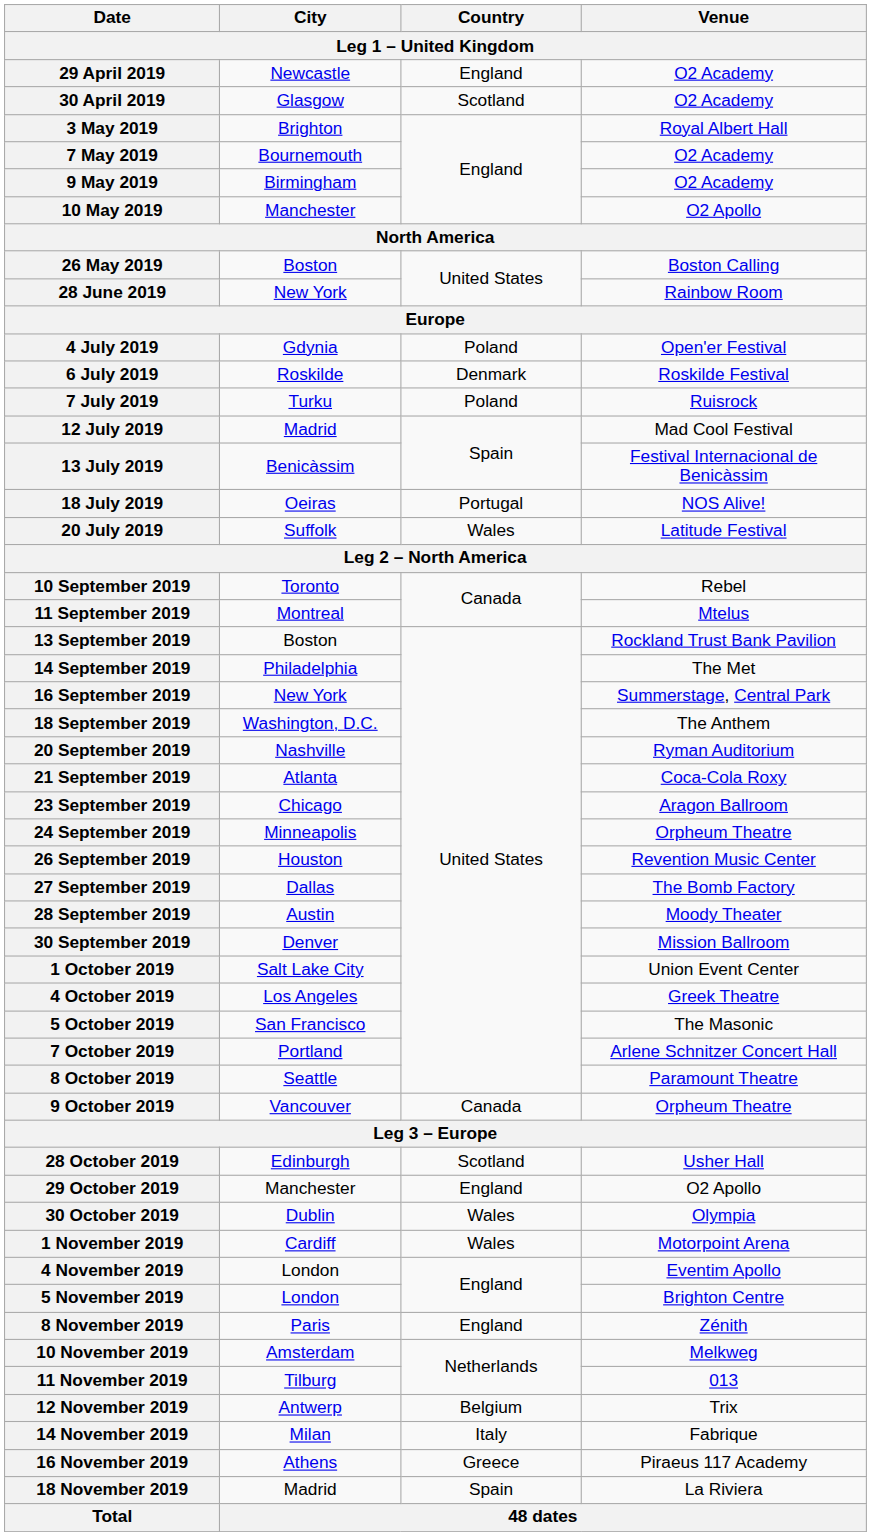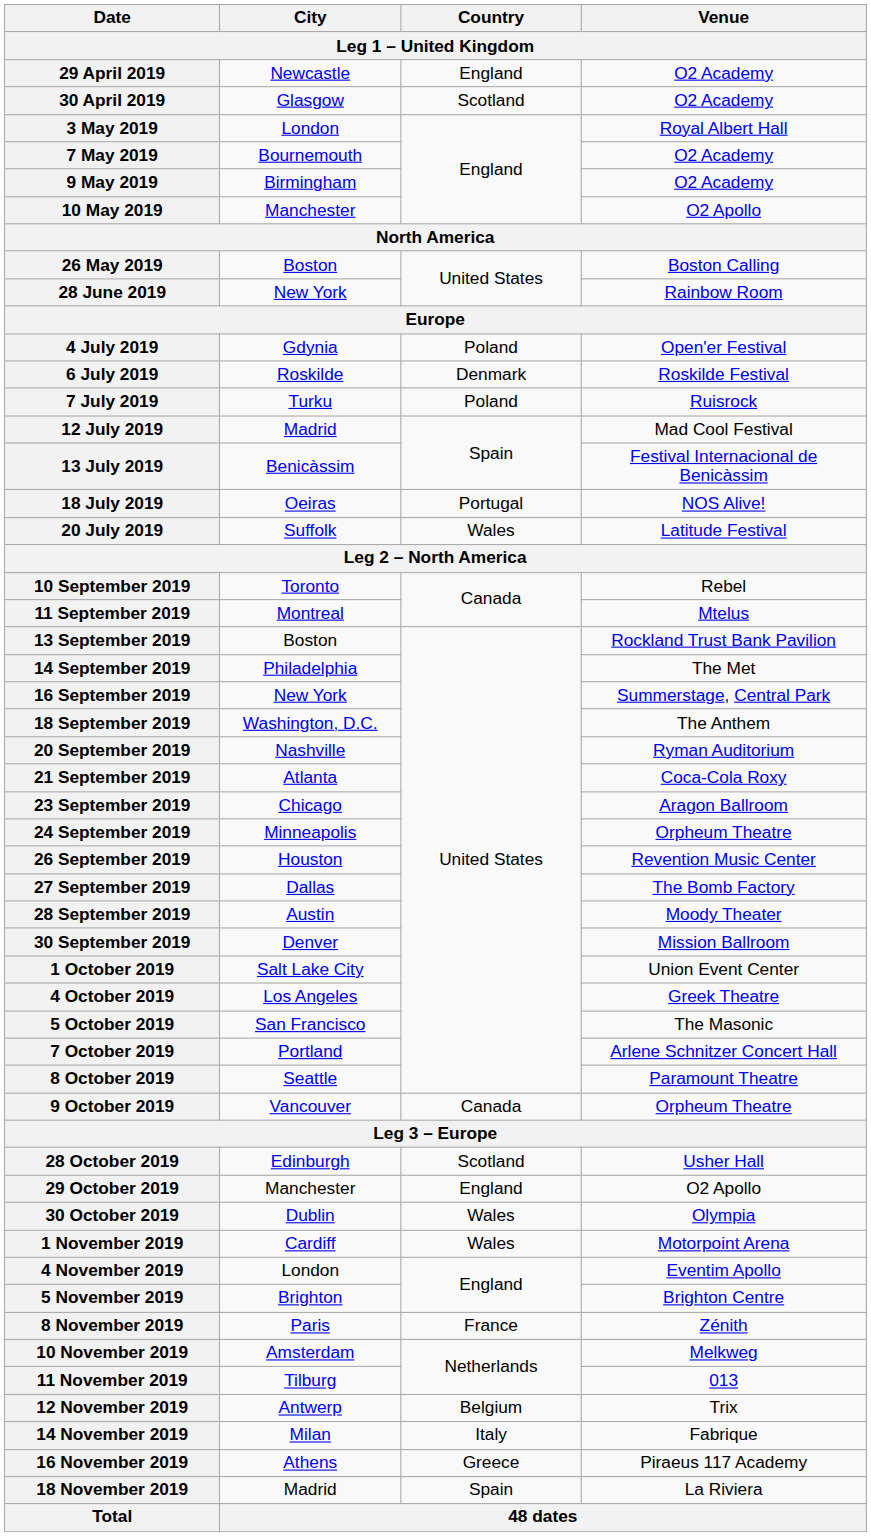(310, 127) Brighton -> (310, 127) London
(310, 1298) London -> (310, 1298) Brighton
(491, 1325) England -> (491, 1325) France
